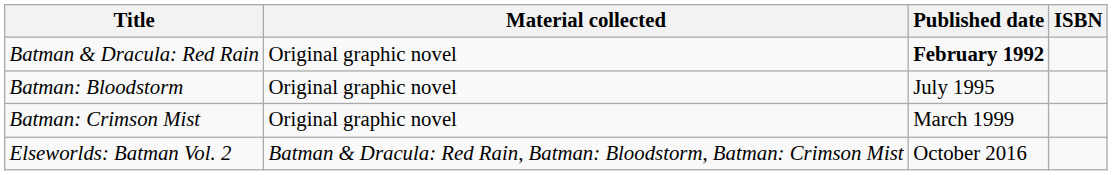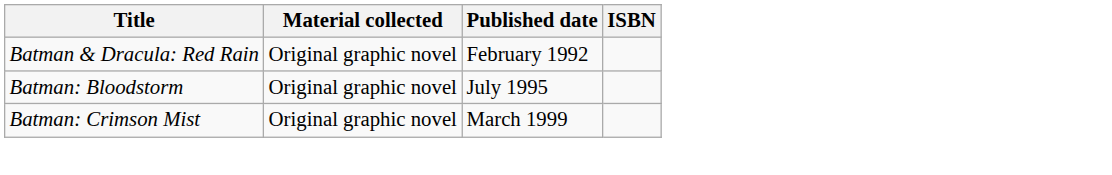(979, 53) bold -> (527, 53) normal
- row: (120, 152)
